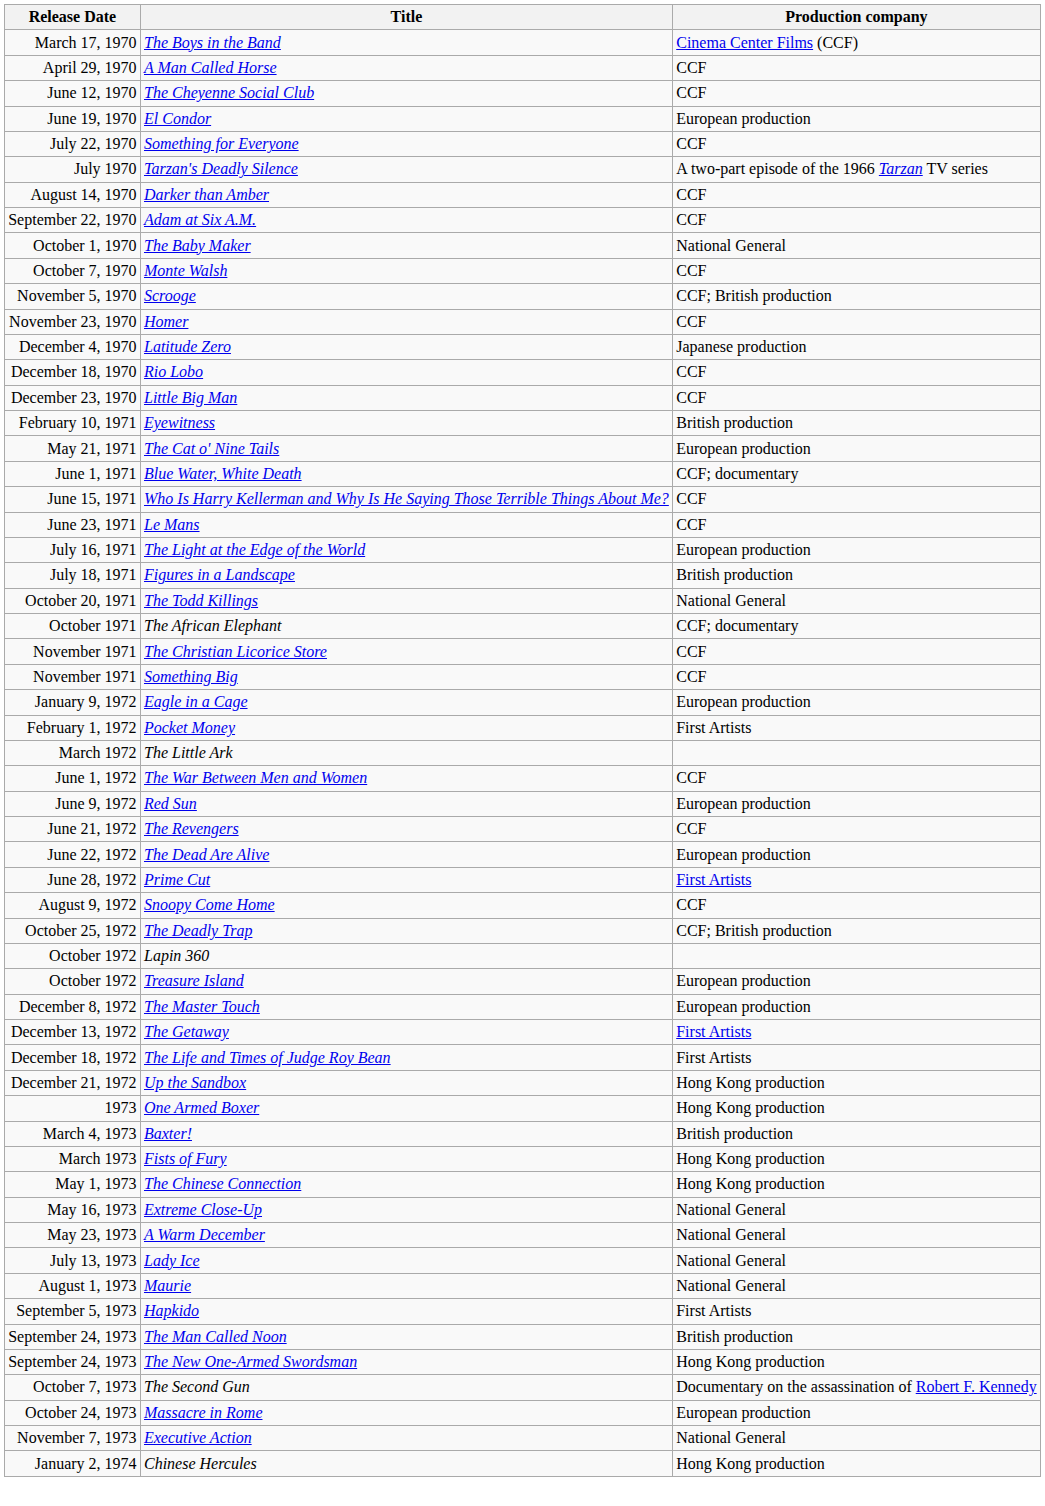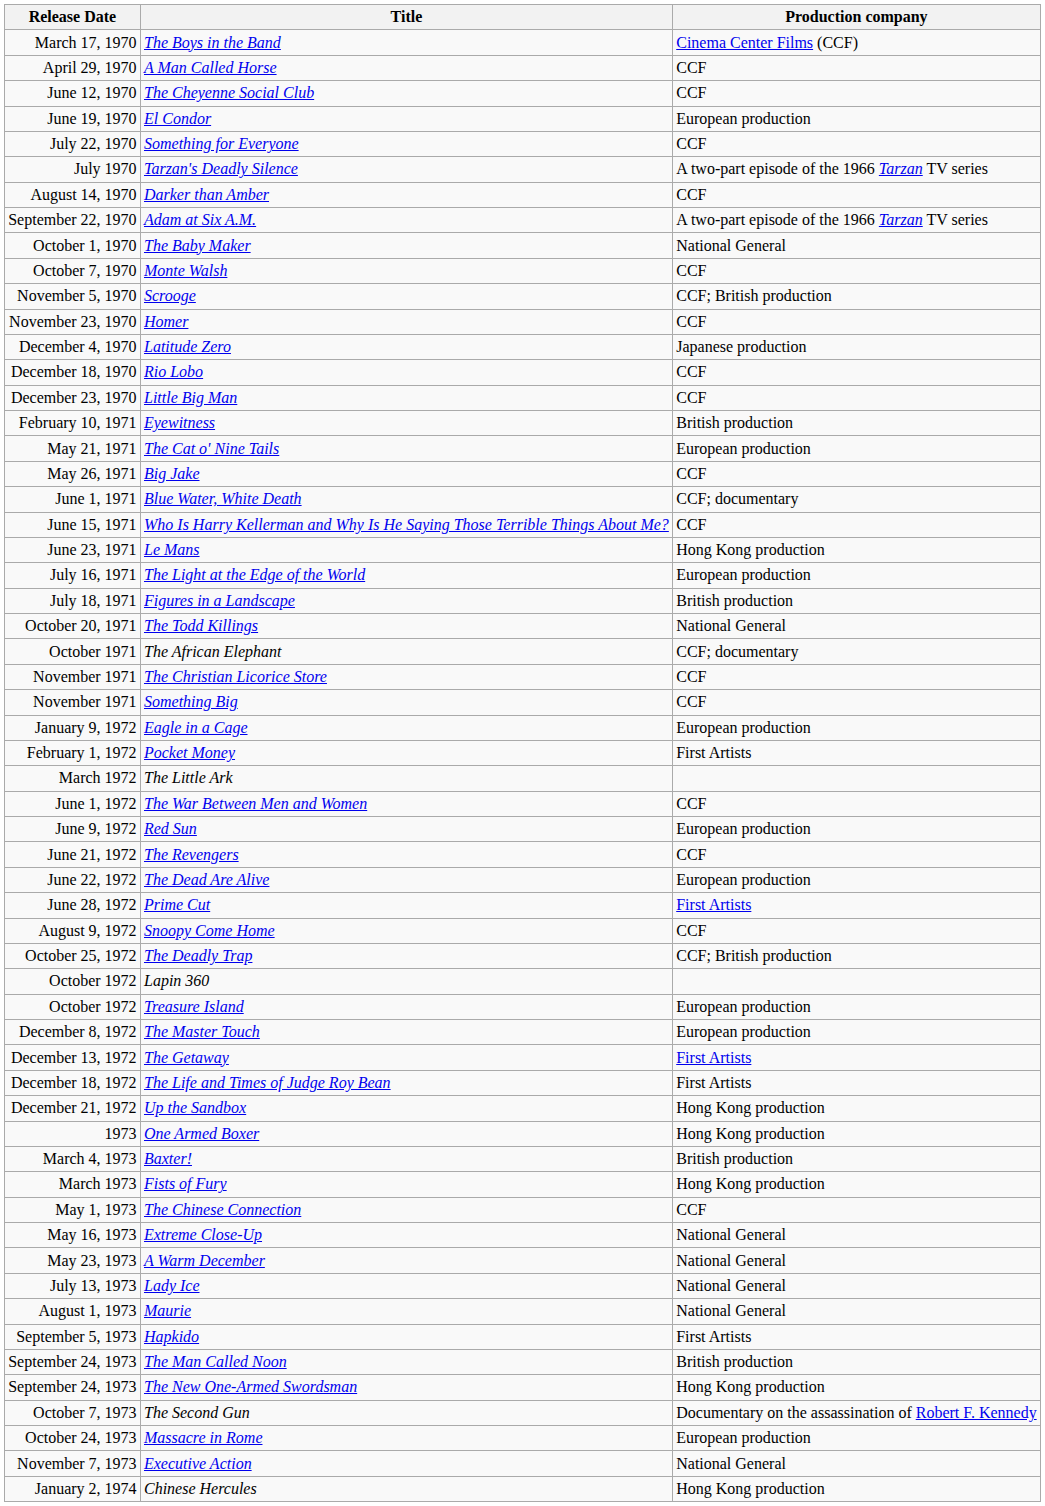(691, 220) CCF -> (832, 220) A two-part episode of the 1966 Tarzan TV series
+ row: (172, 473)
(691, 524) CCF -> (750, 550) Hong Kong production
(750, 1184) Hong Kong production -> (691, 1209) CCF
